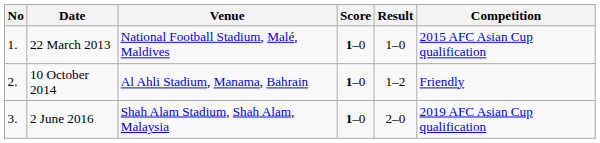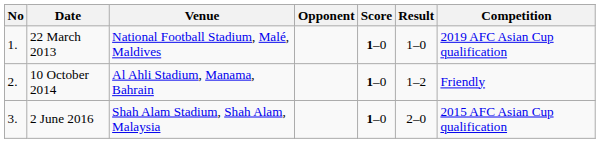+ column: (326, 14)
(476, 44) 2015 AFC Asian Cup qualification -> (497, 44) 2019 AFC Asian Cup qualification
(476, 119) 2019 AFC Asian Cup qualification -> (497, 119) 2015 AFC Asian Cup qualification
